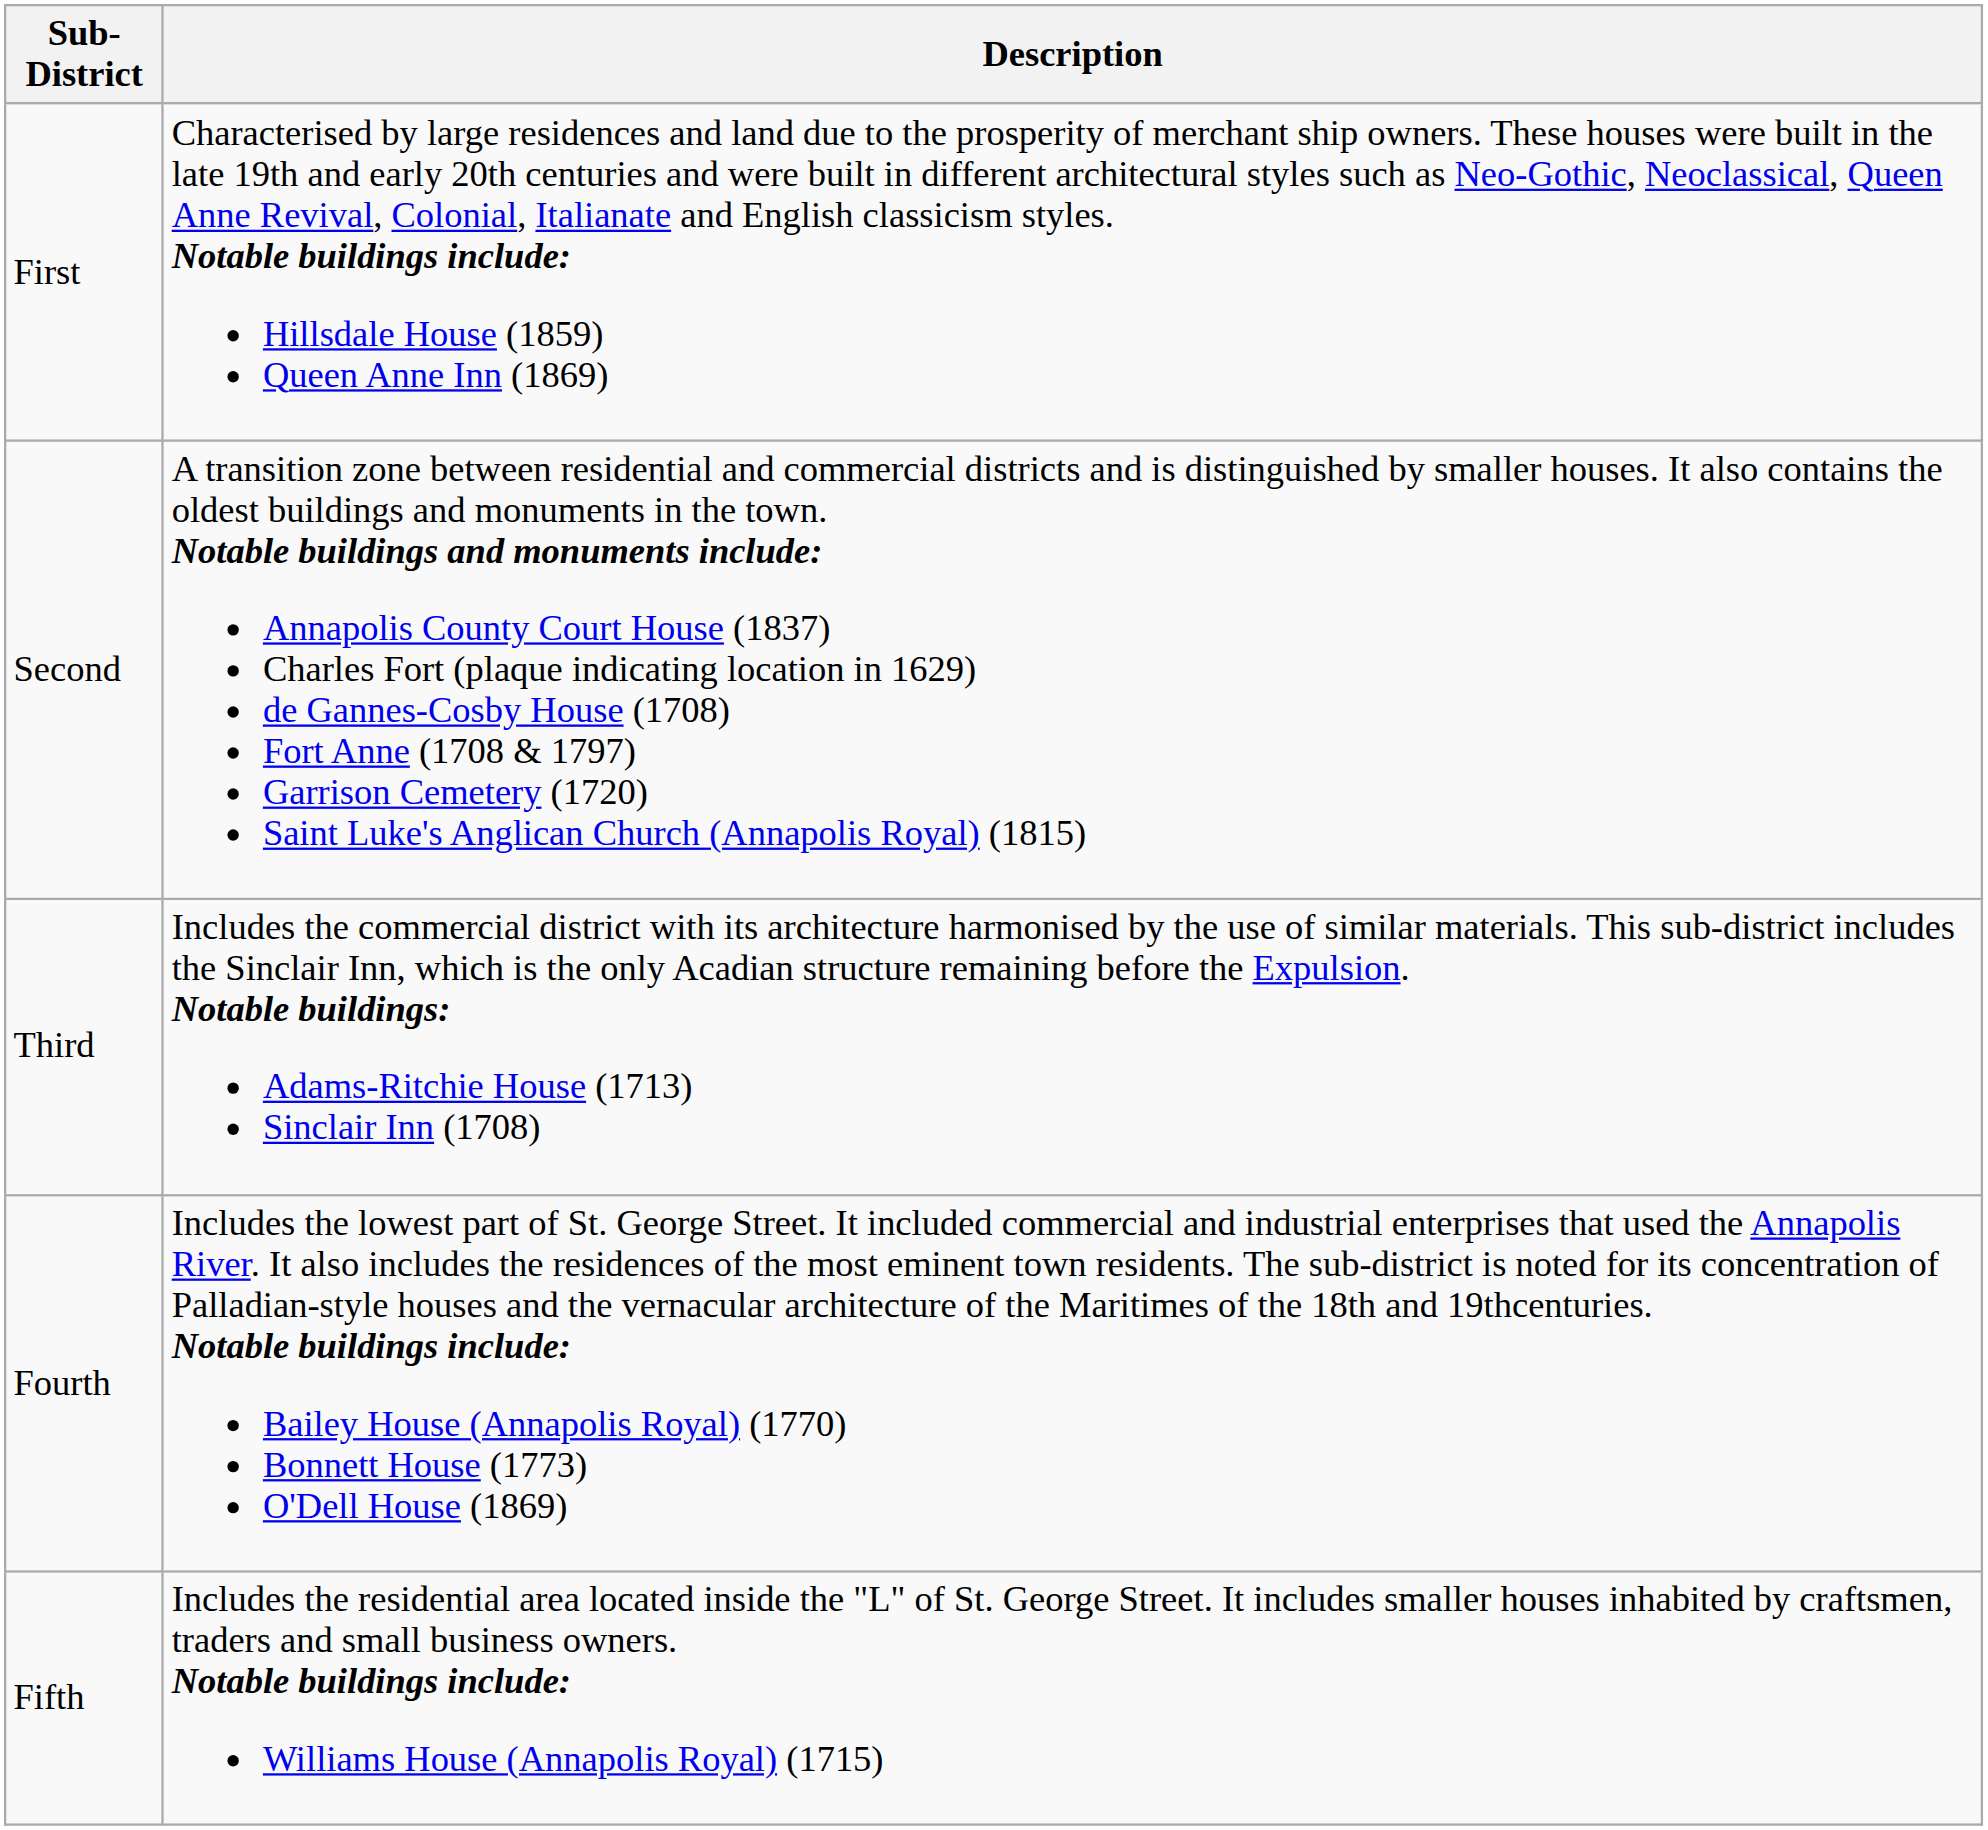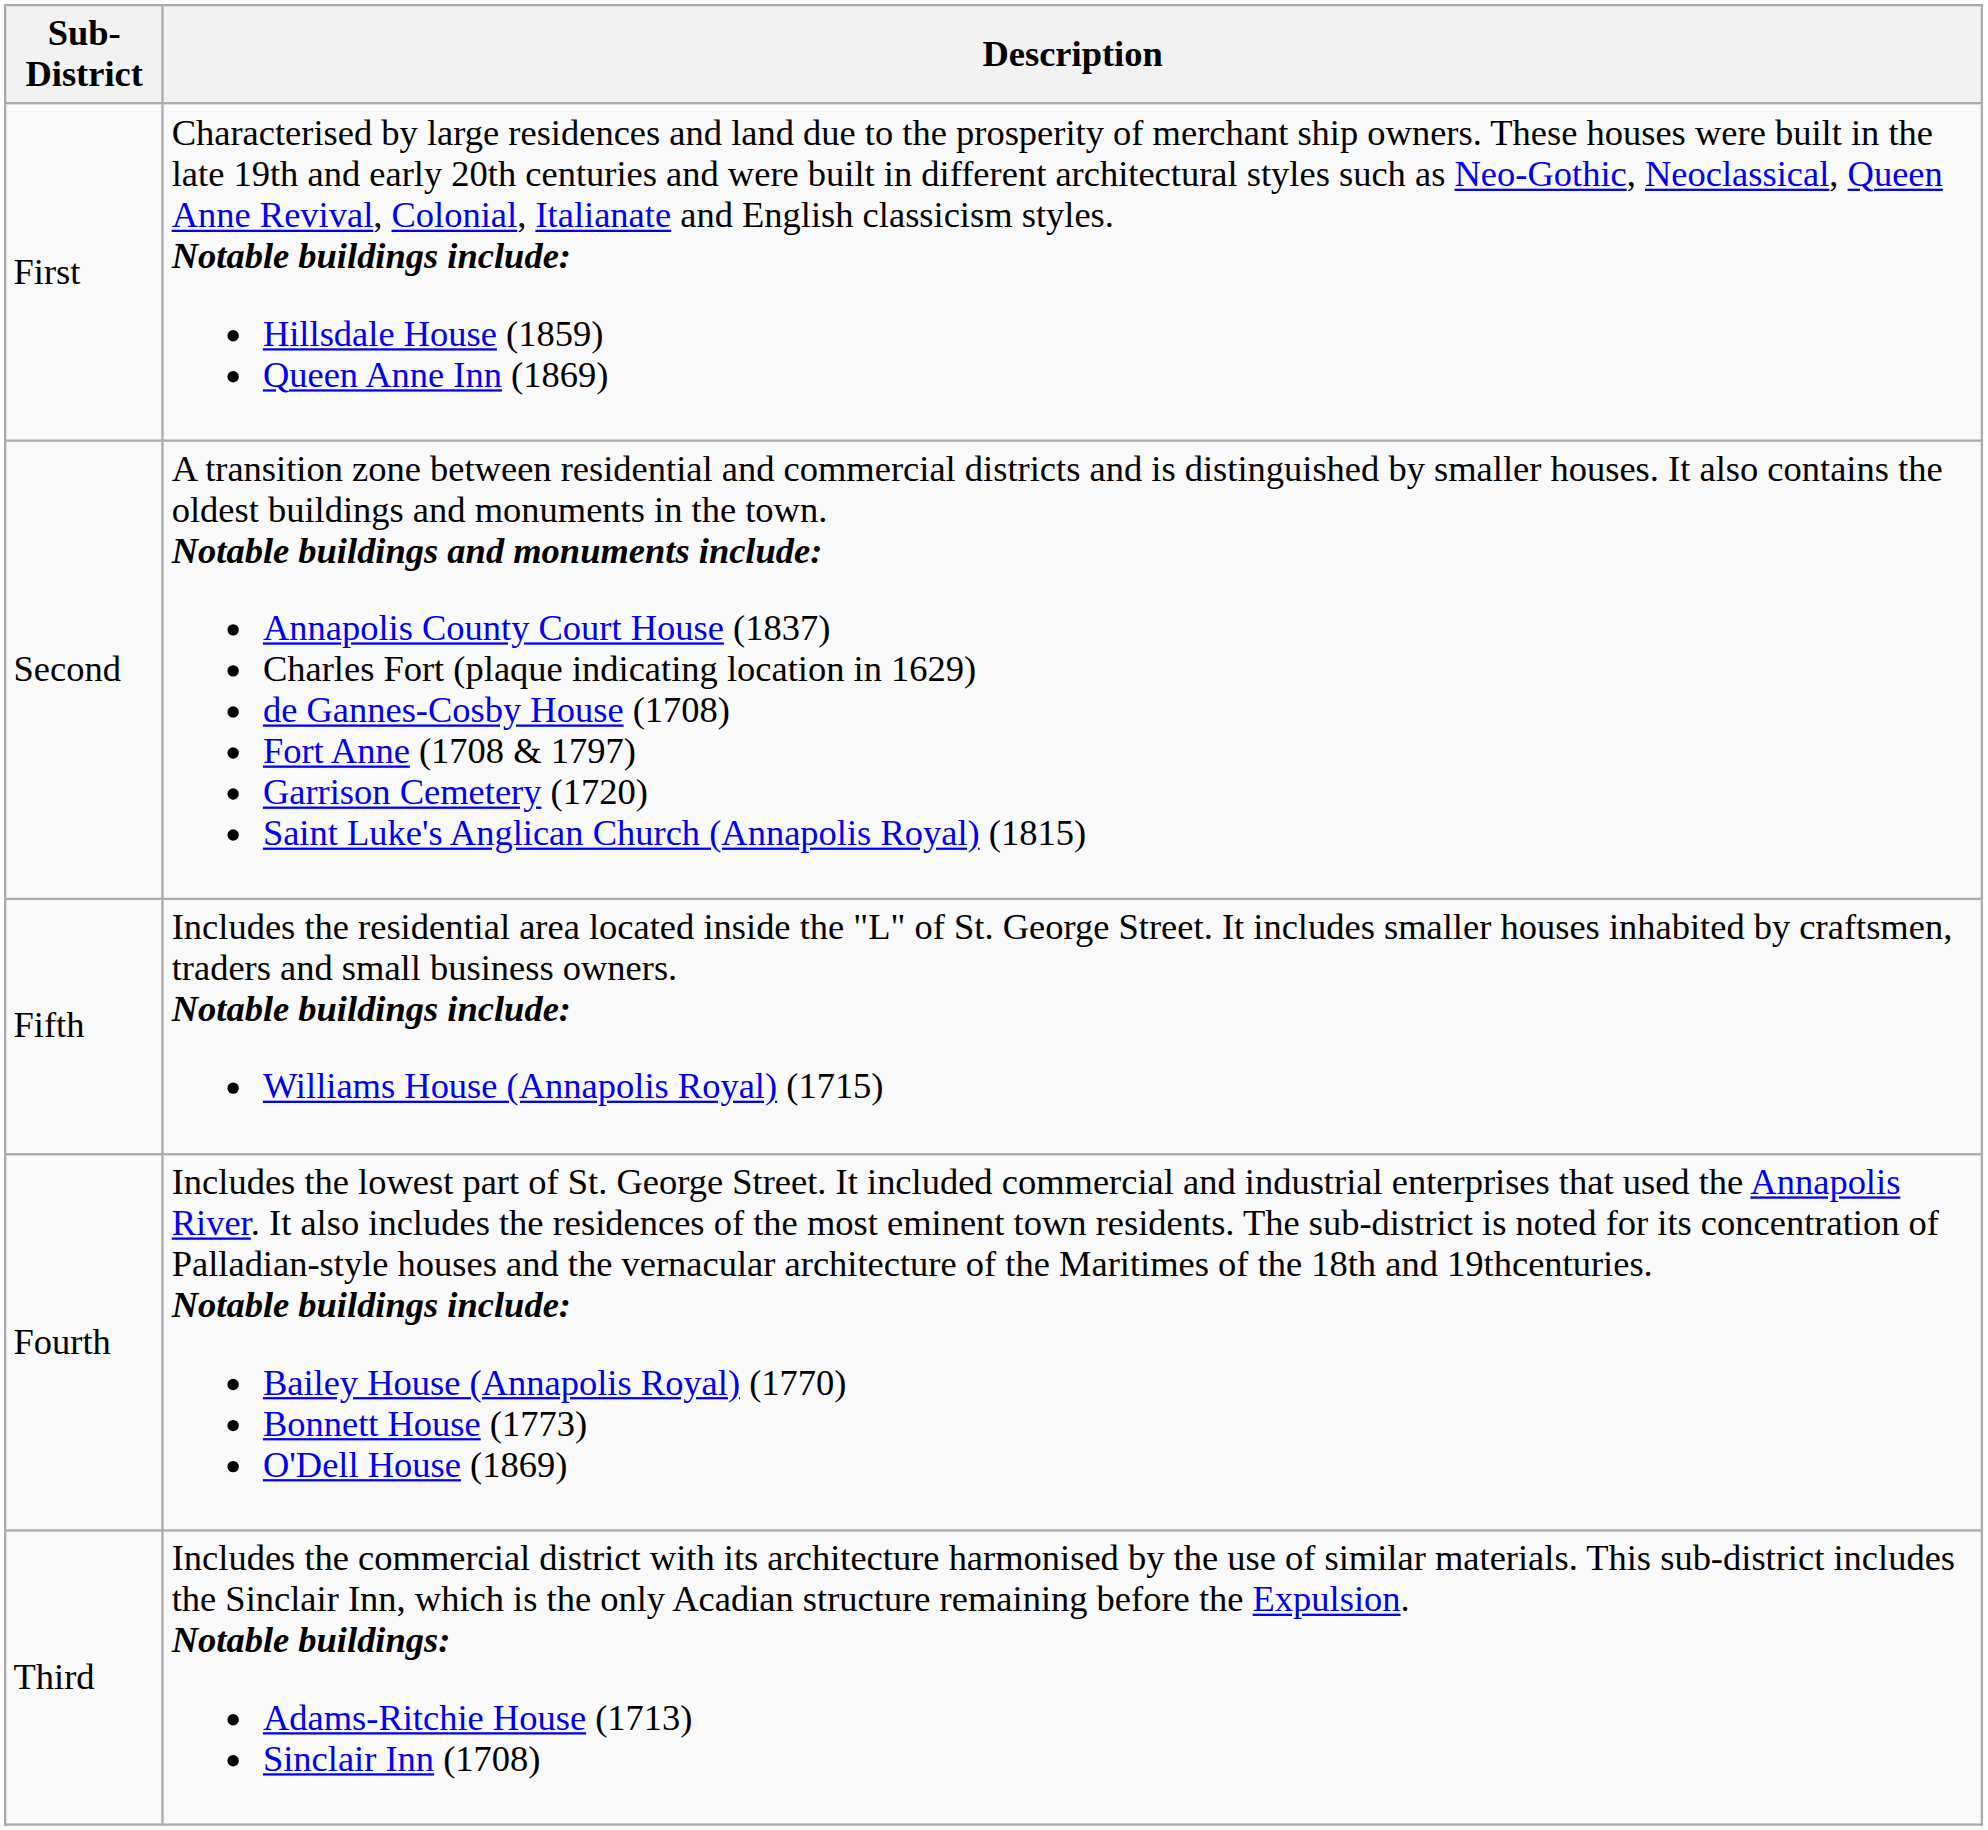rows swapped: (54, 1046) <-> (49, 1697)
